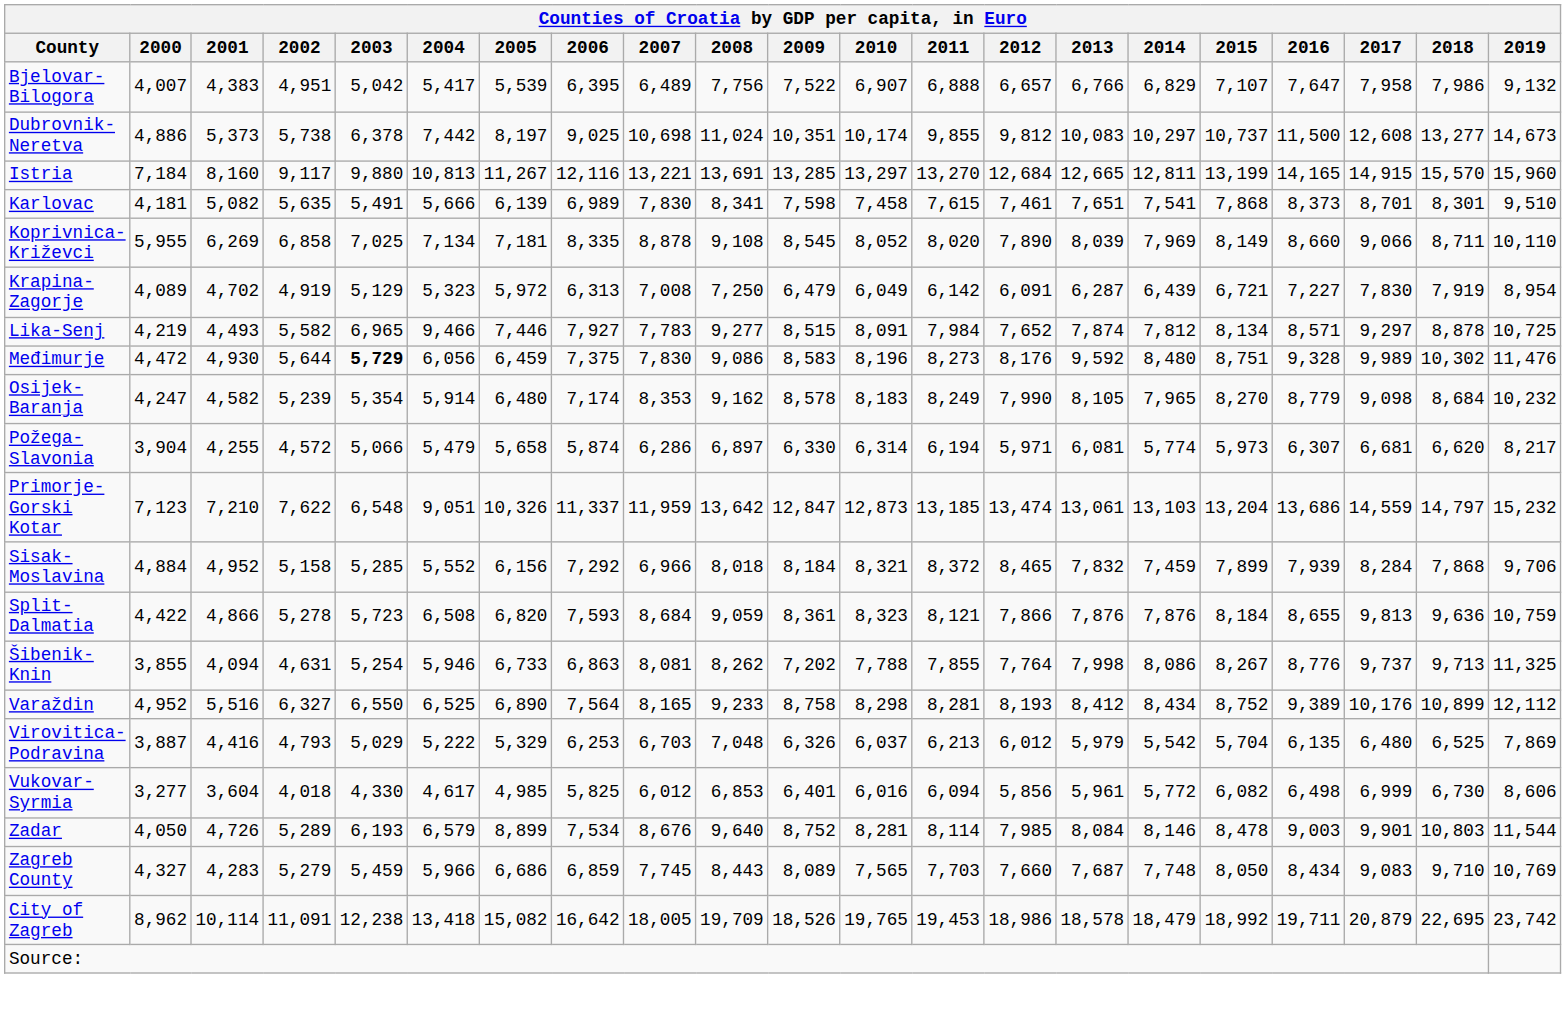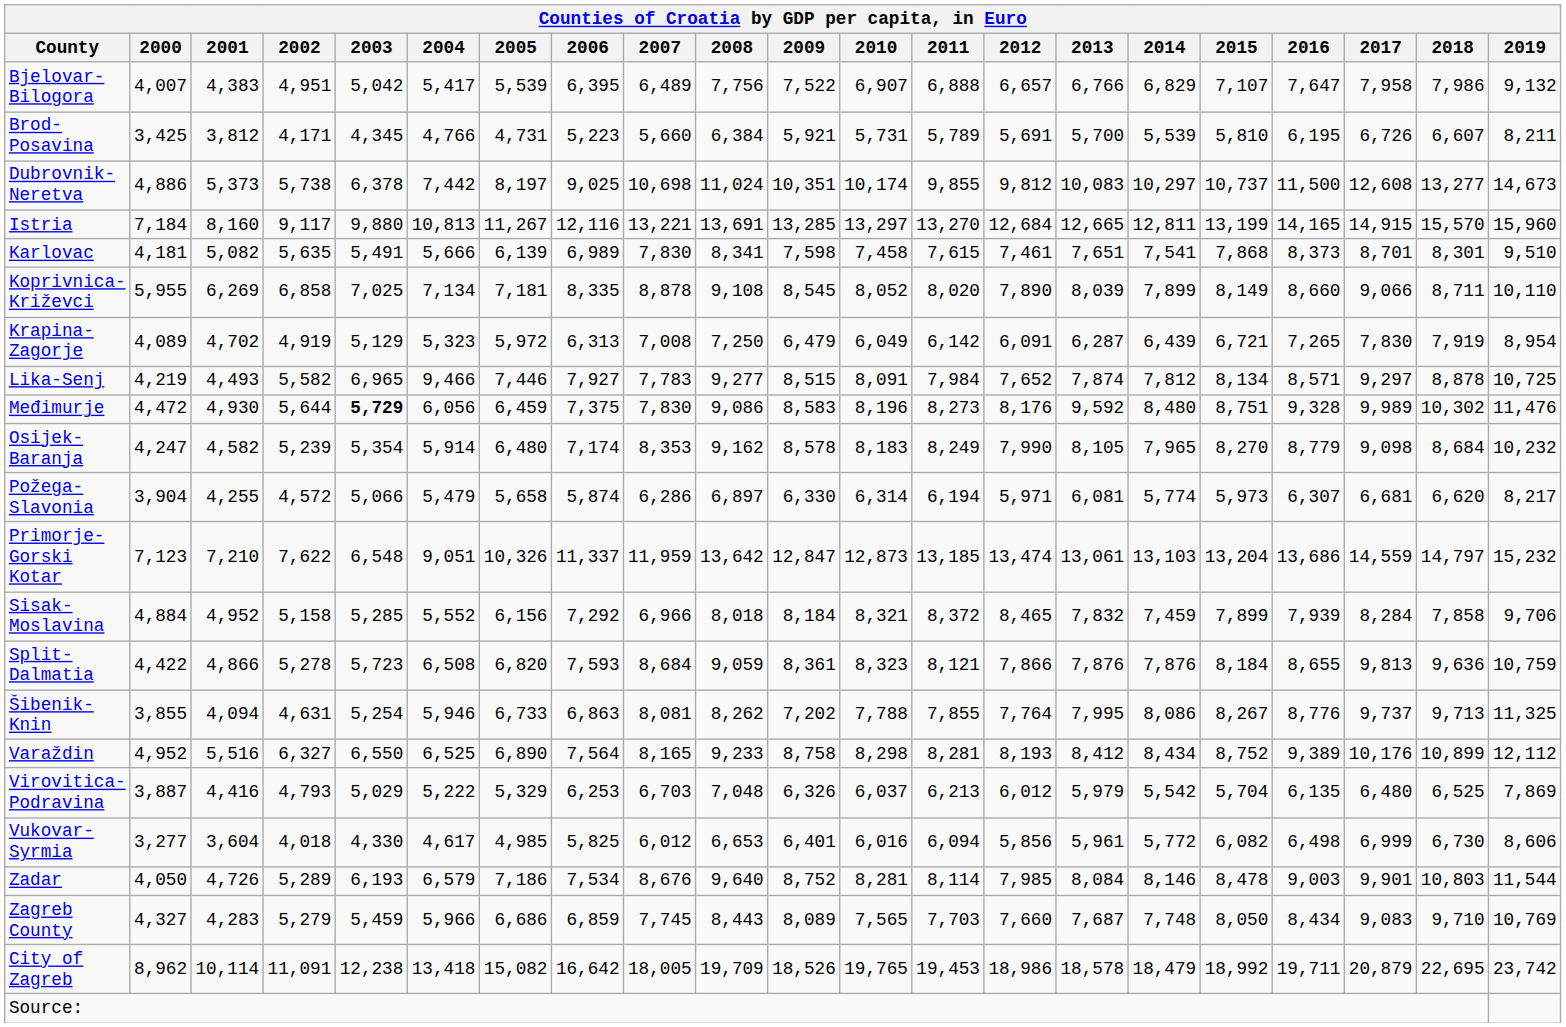+ row: (51, 136)
(1170, 243) 7,969 -> (1170, 292) 7,899
(1314, 292) 7,227 -> (1314, 341) 7,265
(1458, 567) 7,868 -> (1458, 616) 7,858
(1098, 666) 7,998 -> (1098, 715) 7,995
(737, 793) 6,853 -> (737, 842) 6,653
(521, 832) 8,899 -> (521, 881) 7,186
